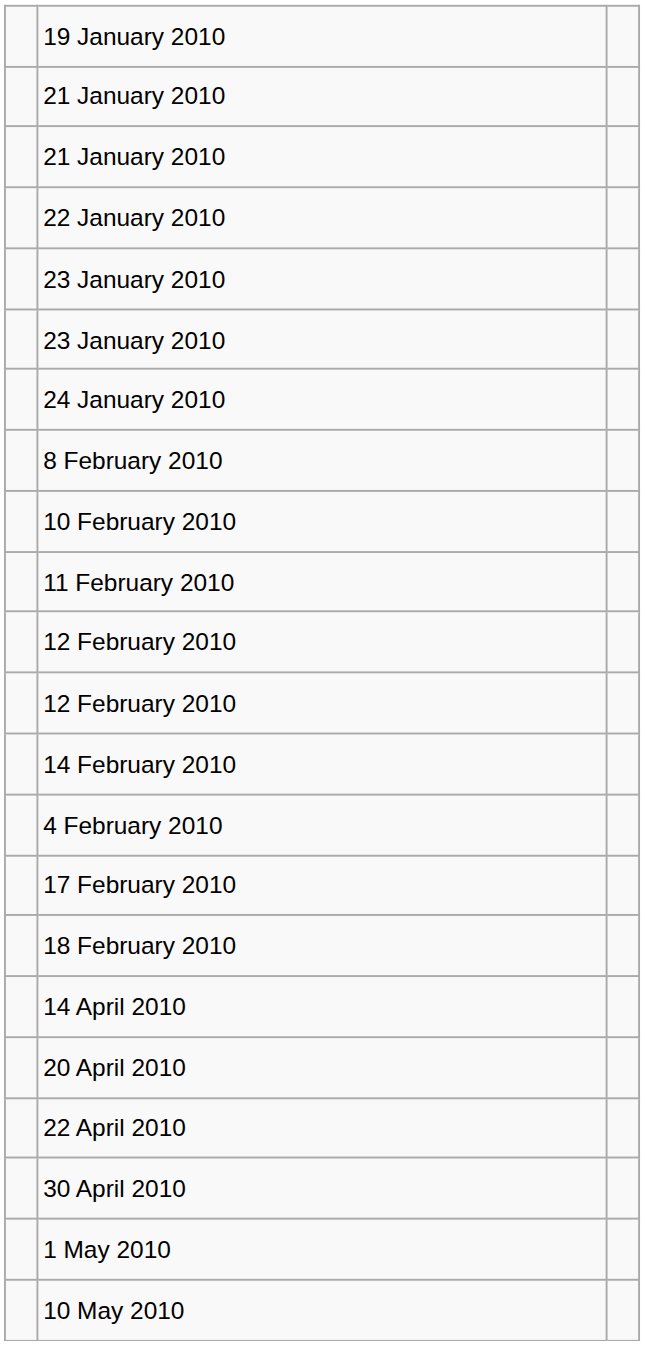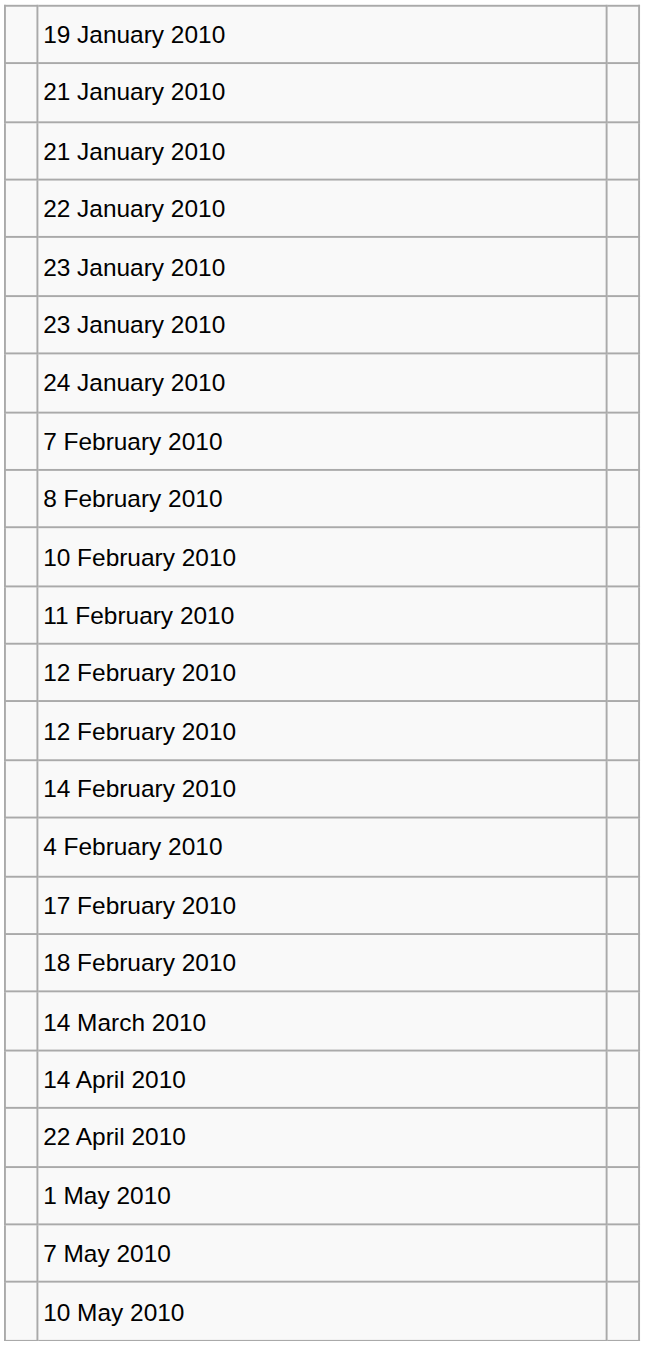+ row: (21, 441)
+ row: (21, 1021)
- row: (21, 1067)
- row: (21, 1189)
+ row: (21, 1253)
